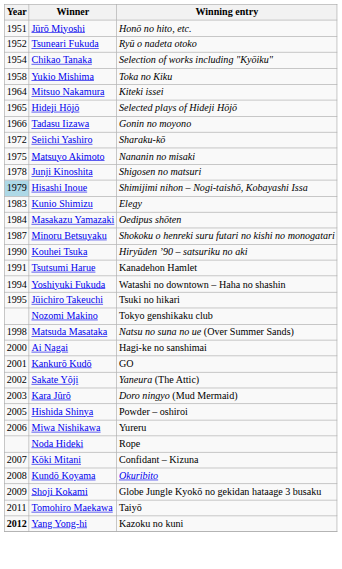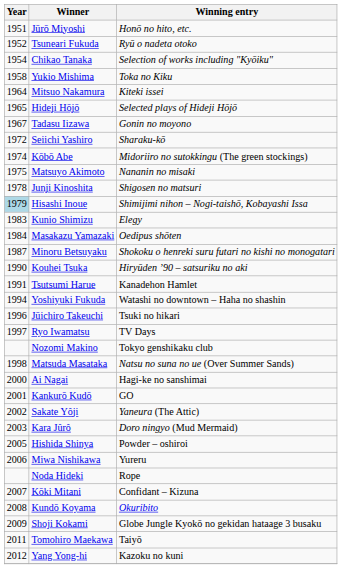(17, 124) 1966 -> (17, 124) 1967
+ row: (52, 156)
(17, 300) 1995 -> (17, 316) 1996
+ row: (60, 332)
(17, 524) bold -> (17, 556) normal
